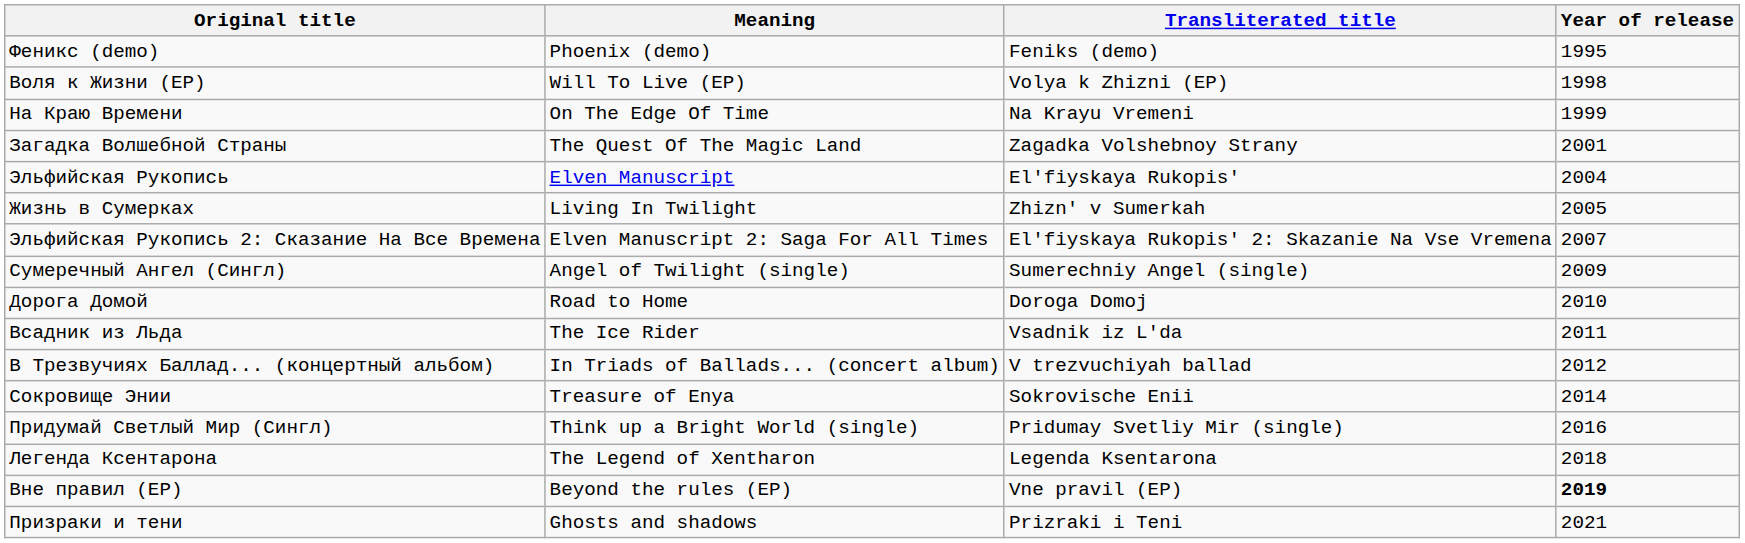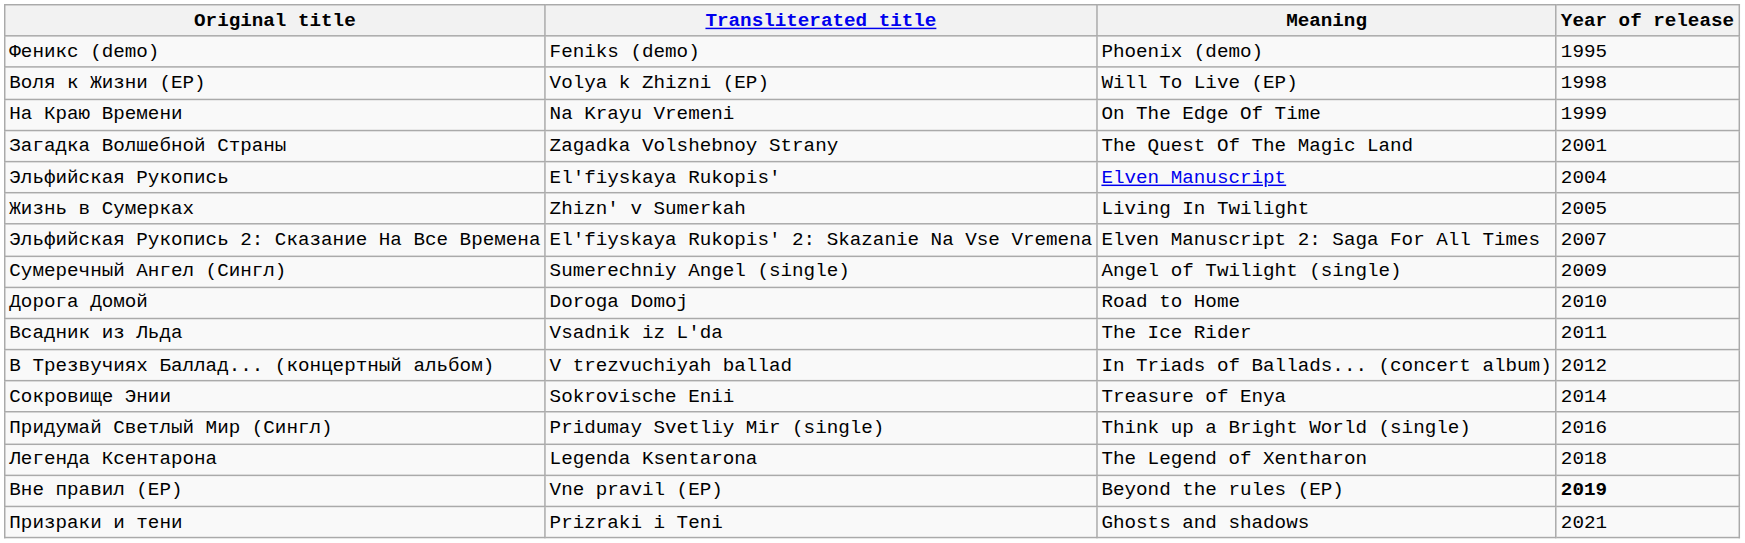columns swapped: (1280, 20) <-> (775, 20)
